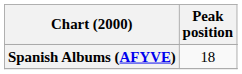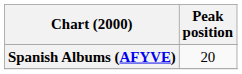(208, 56) 18 -> (208, 56) 20
